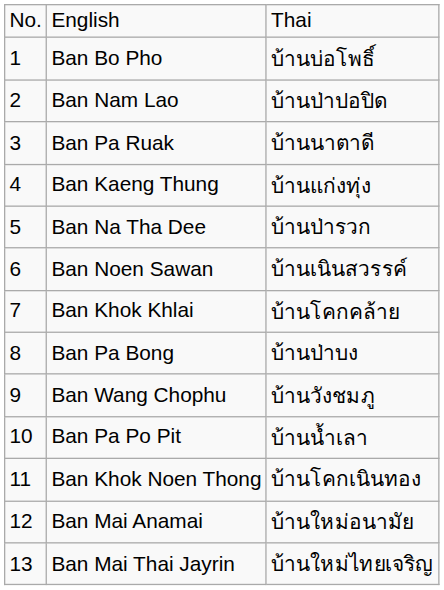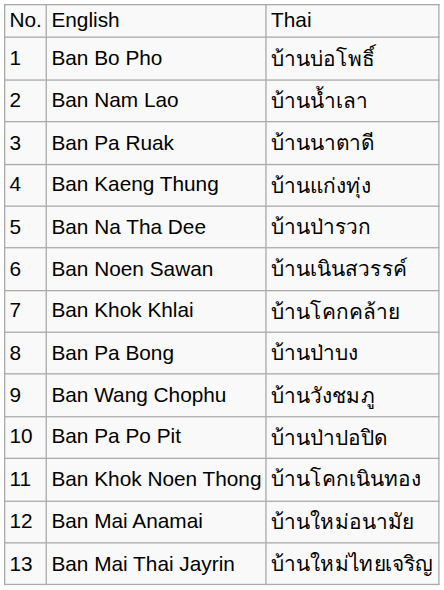(329, 101) บ้านป่าปอปิด -> (319, 101) บ้านน้ำเลา
(319, 437) บ้านน้ำเลา -> (329, 437) บ้านป่าปอปิด
